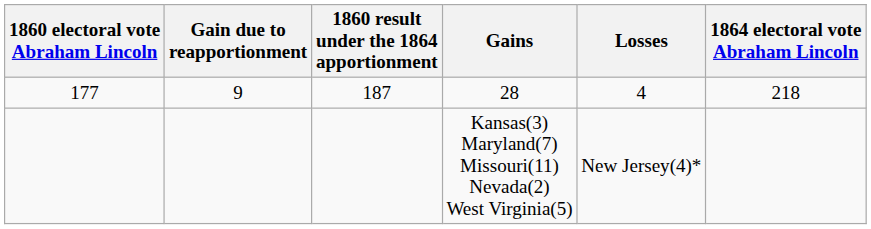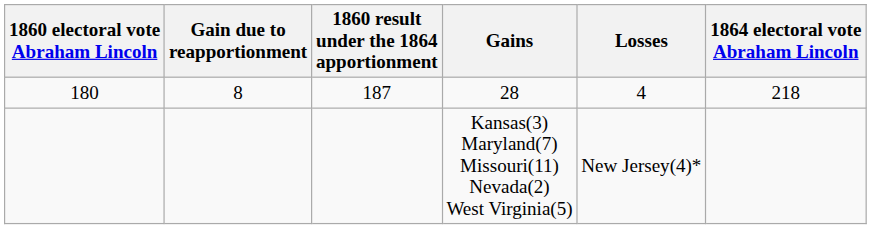(85, 92) 177 -> (85, 92) 180
(238, 92) 9 -> (238, 92) 8
